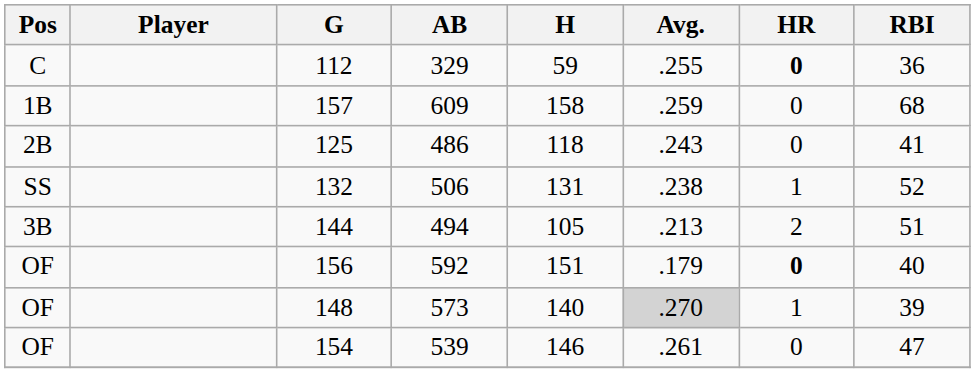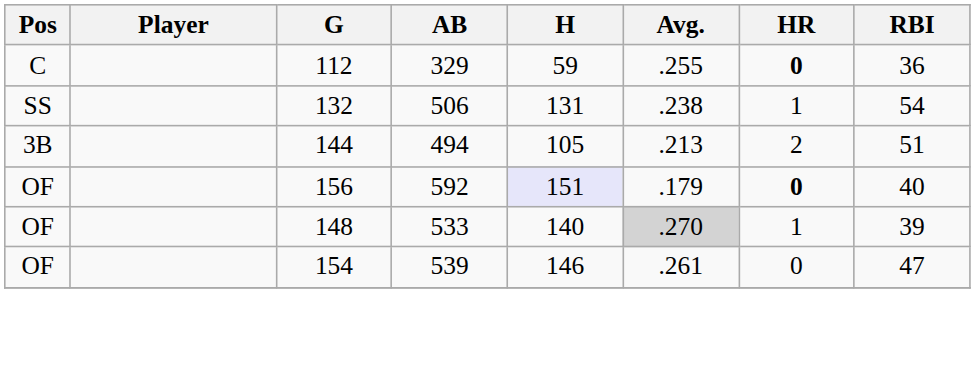- row: (334, 105)
- row: (334, 145)
(912, 186) 52 -> (912, 105) 54
(565, 266) no background -> (565, 186) lavender background
(450, 307) 573 -> (450, 226) 533
